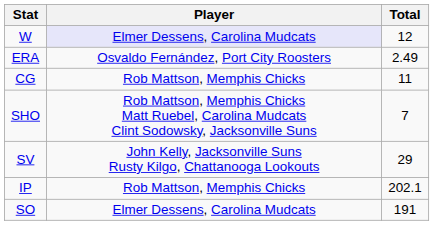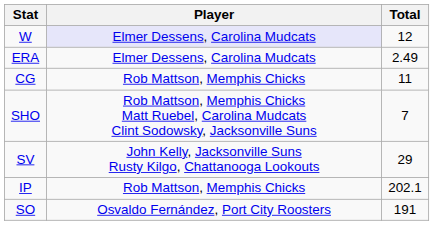(214, 57) Osvaldo Fernández, Port City Roosters -> (214, 57) Elmer Dessens, Carolina Mudcats
(214, 209) Elmer Dessens, Carolina Mudcats -> (214, 209) Osvaldo Fernández, Port City Roosters
